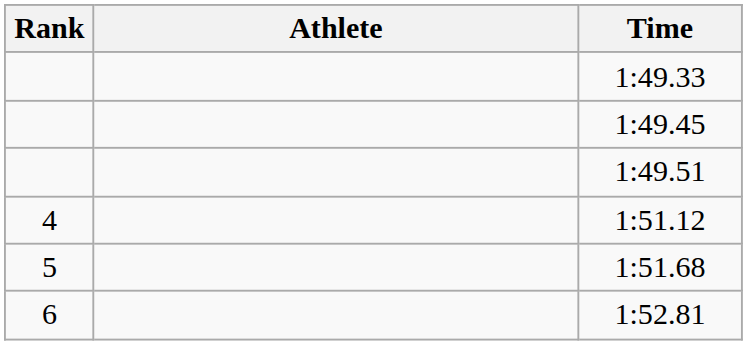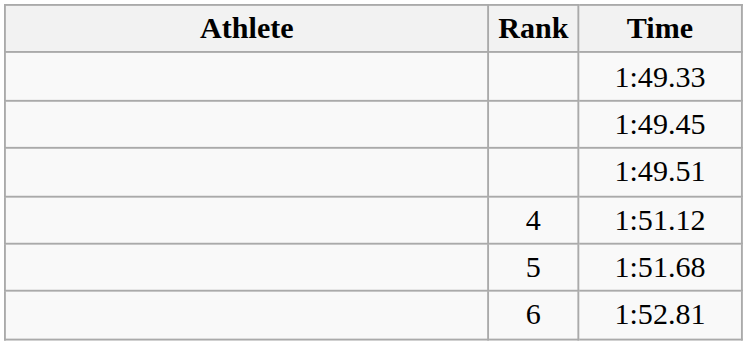columns swapped: (49, 28) <-> (336, 28)
